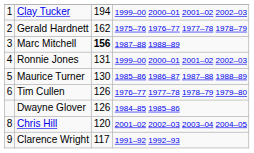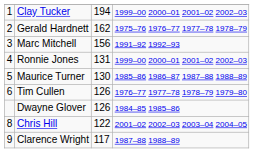(102, 44) bold -> (102, 44) normal
(147, 44) 1987–88 1988–89 -> (147, 44) 1991–92 1992–93
(102, 124) 120 -> (102, 124) 122
(147, 140) 1991–92 1992–93 -> (147, 140) 1987–88 1988–89
